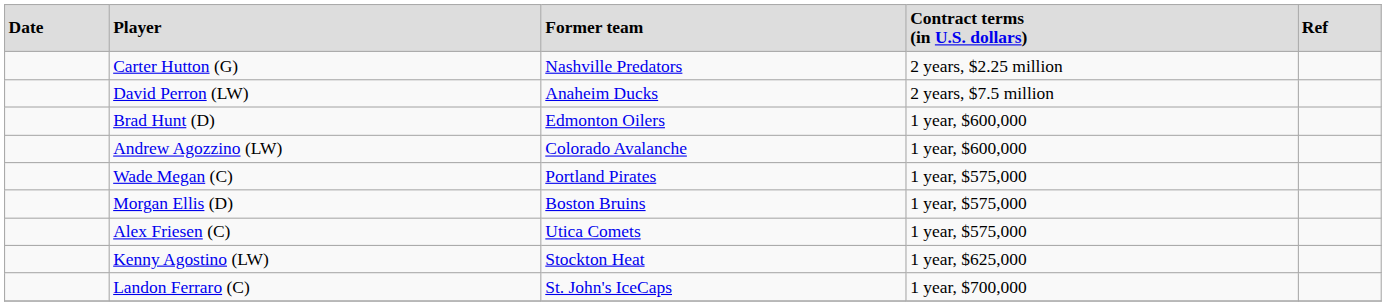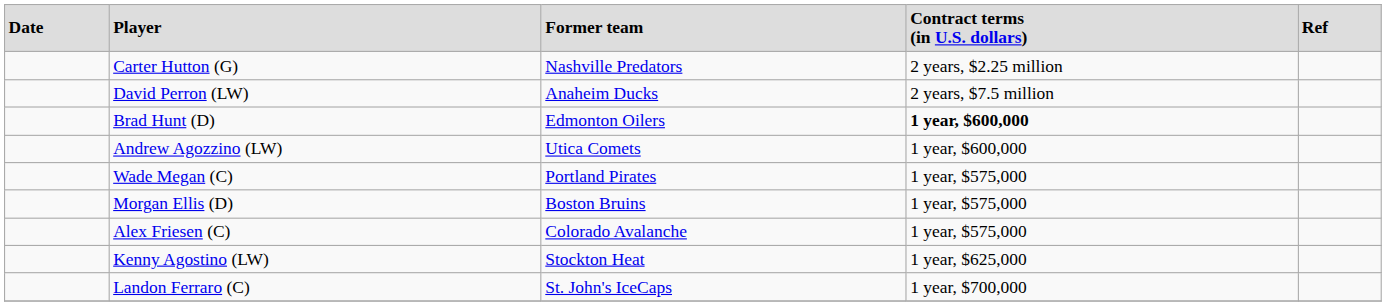(968, 120) normal -> (969, 120) bold
(616, 148) Colorado Avalanche -> (593, 148) Utica Comets
(593, 231) Utica Comets -> (616, 231) Colorado Avalanche
